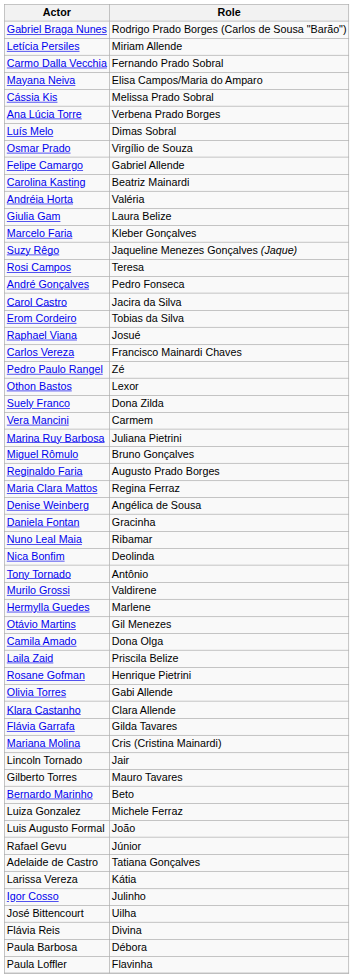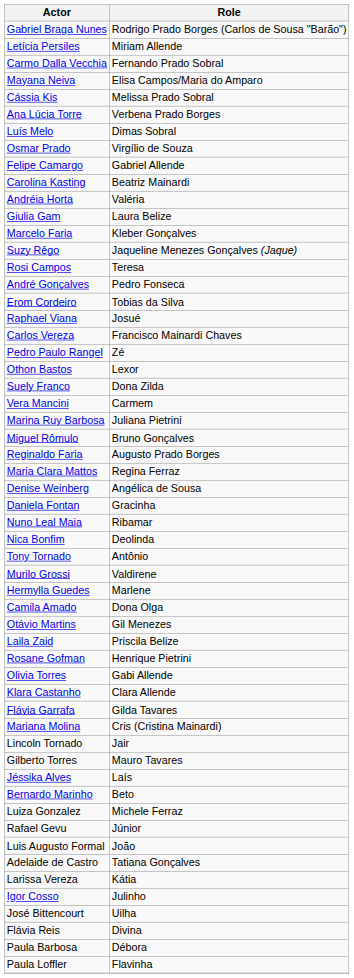- row: (37, 302)
rows swapped: (41, 625) <-> (42, 642)
+ row: (39, 778)
rows swapped: (37, 846) <-> (56, 829)
